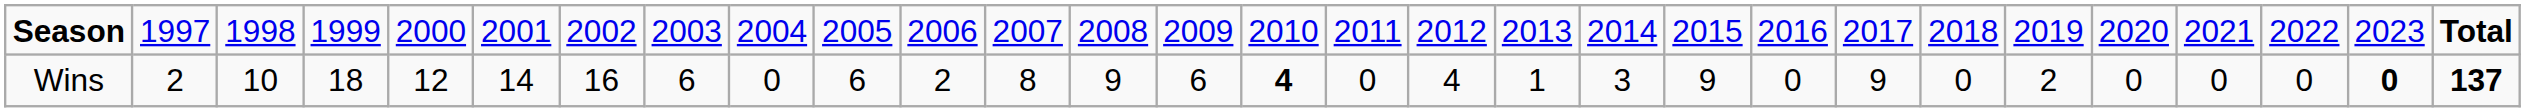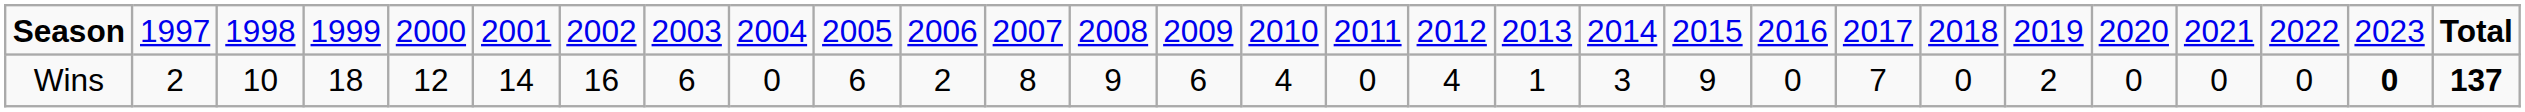(1284, 81) bold -> (1284, 81) normal
(1878, 81) 9 -> (1878, 81) 7
